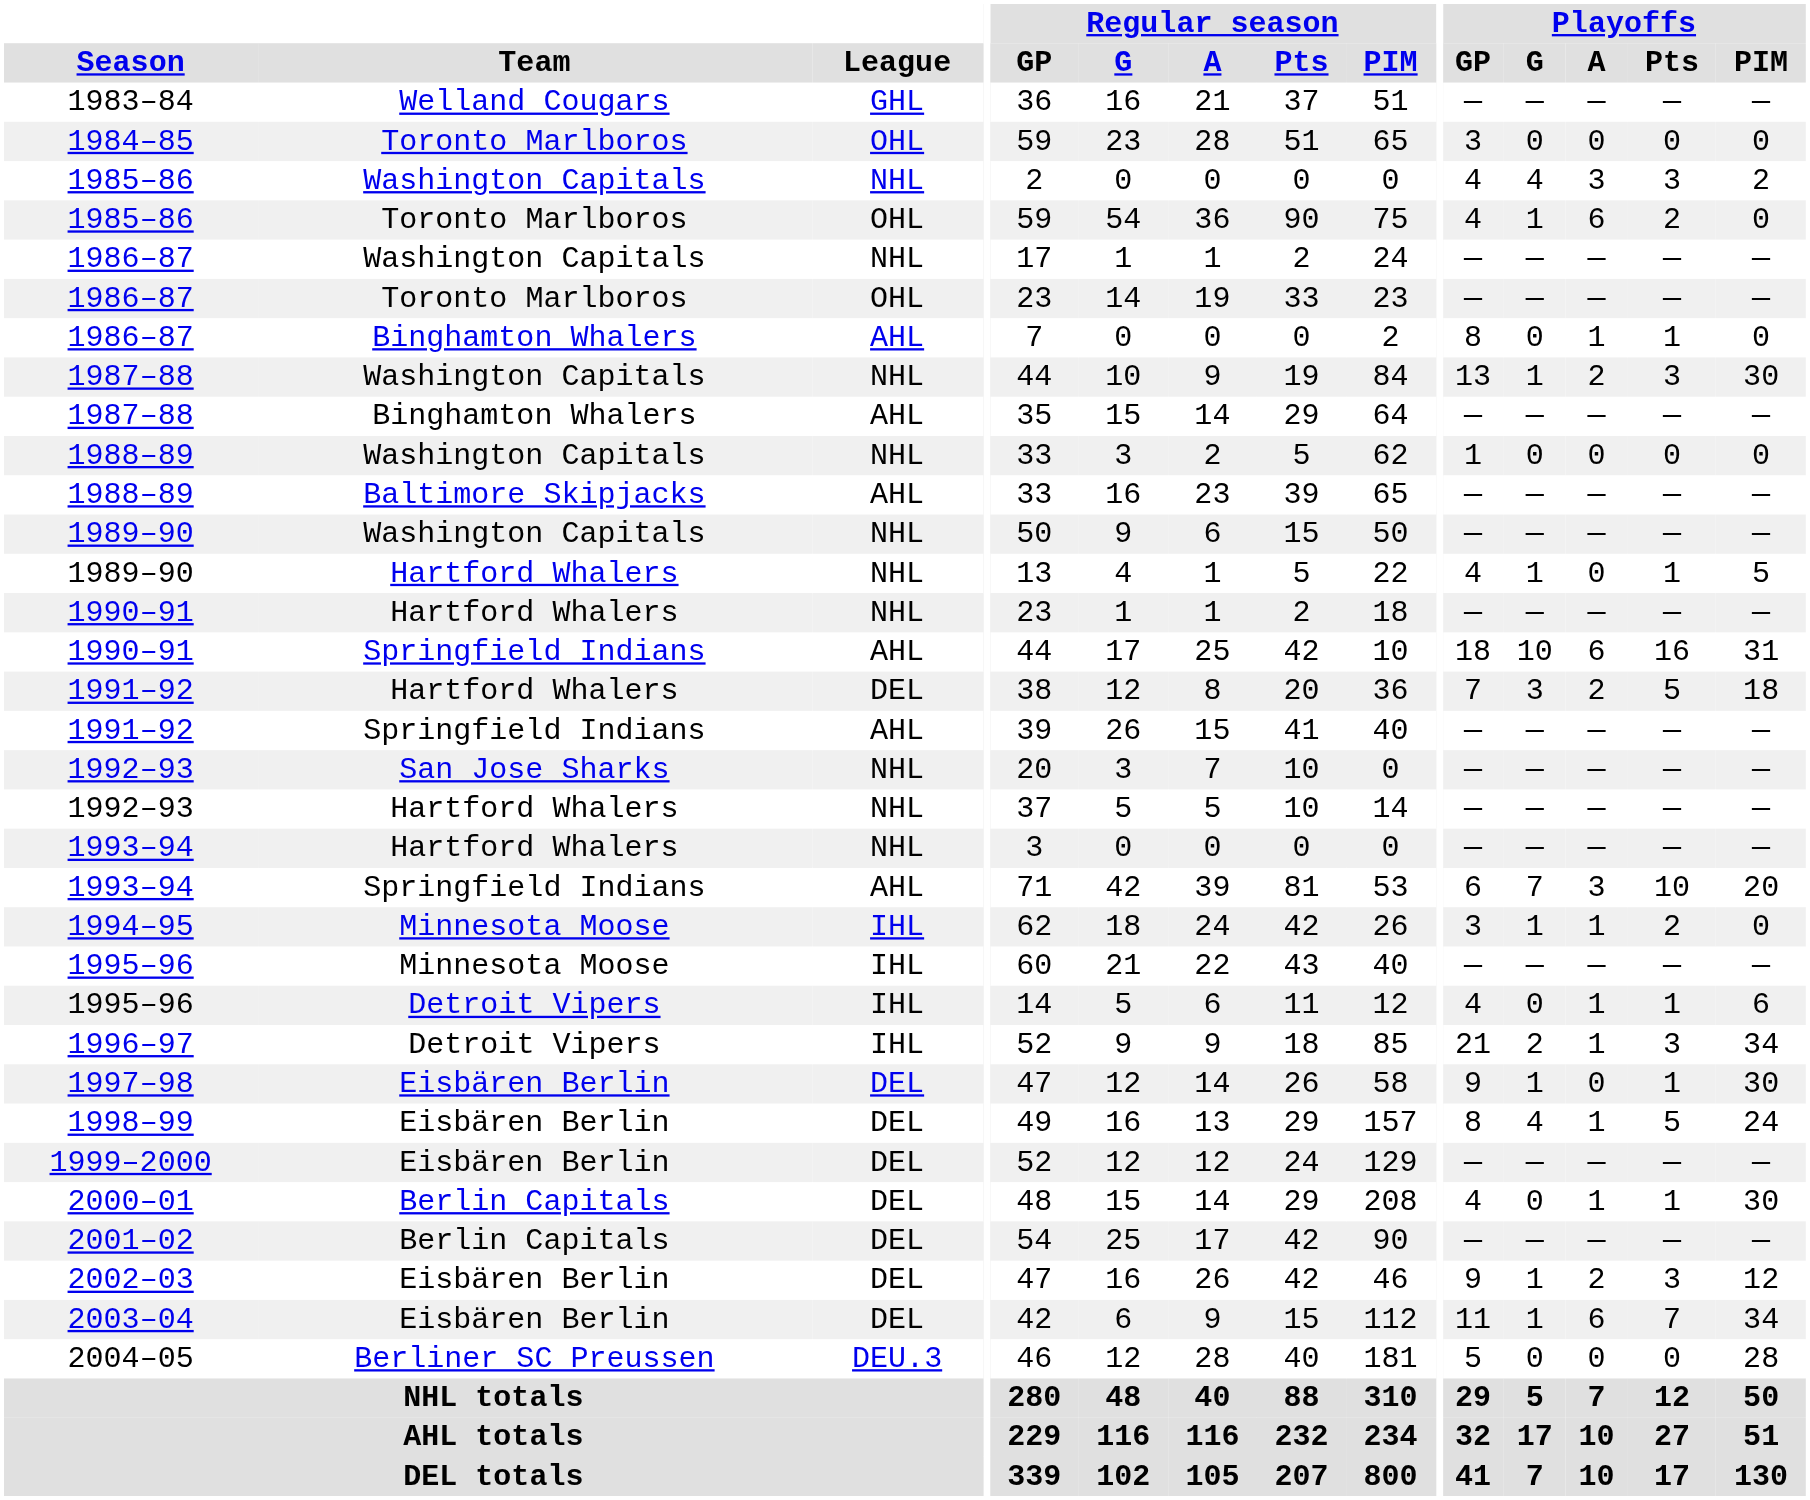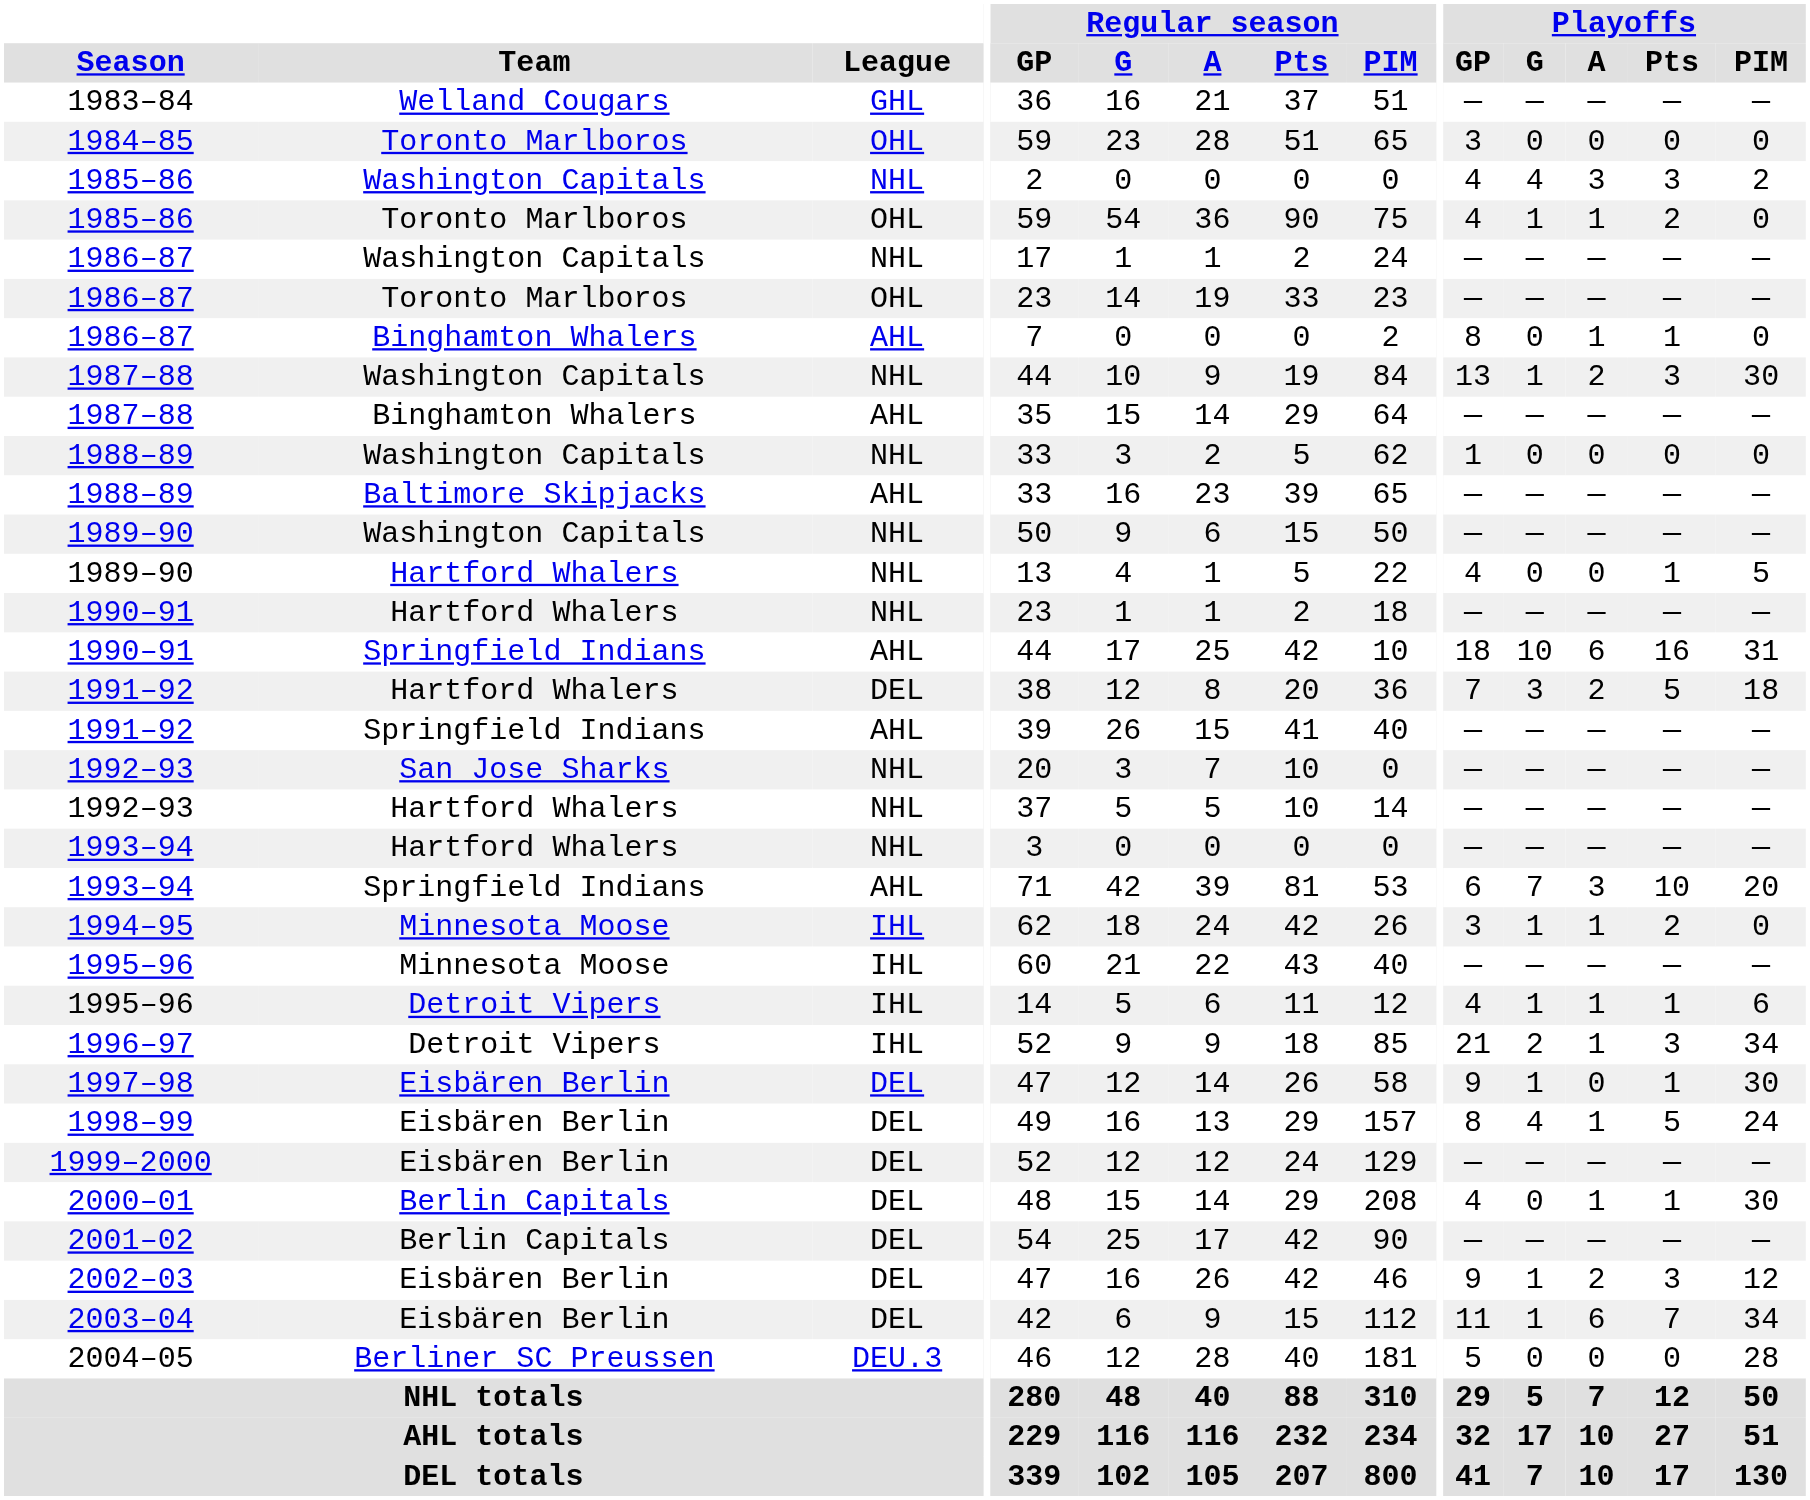(1596, 220) 6 -> (1596, 220) 1
(1535, 573) 1 -> (1535, 573) 0
(1535, 1005) 0 -> (1535, 1005) 1
